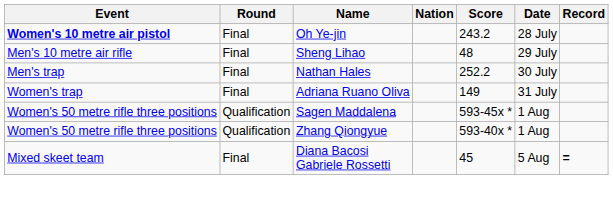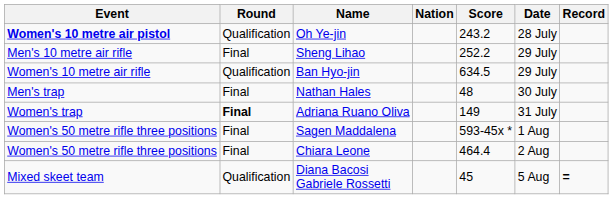(236, 33) Final -> (256, 33) Qualification
(466, 53) 48 -> (475, 53) 252.2
+ row: (328, 72)
(475, 72) 252.2 -> (466, 92) 48
(236, 92) normal -> (237, 111) bold
(256, 111) Qualification -> (236, 131) Final
- row: (342, 131)
+ row: (333, 151)
(236, 157) Final -> (256, 177) Qualification
